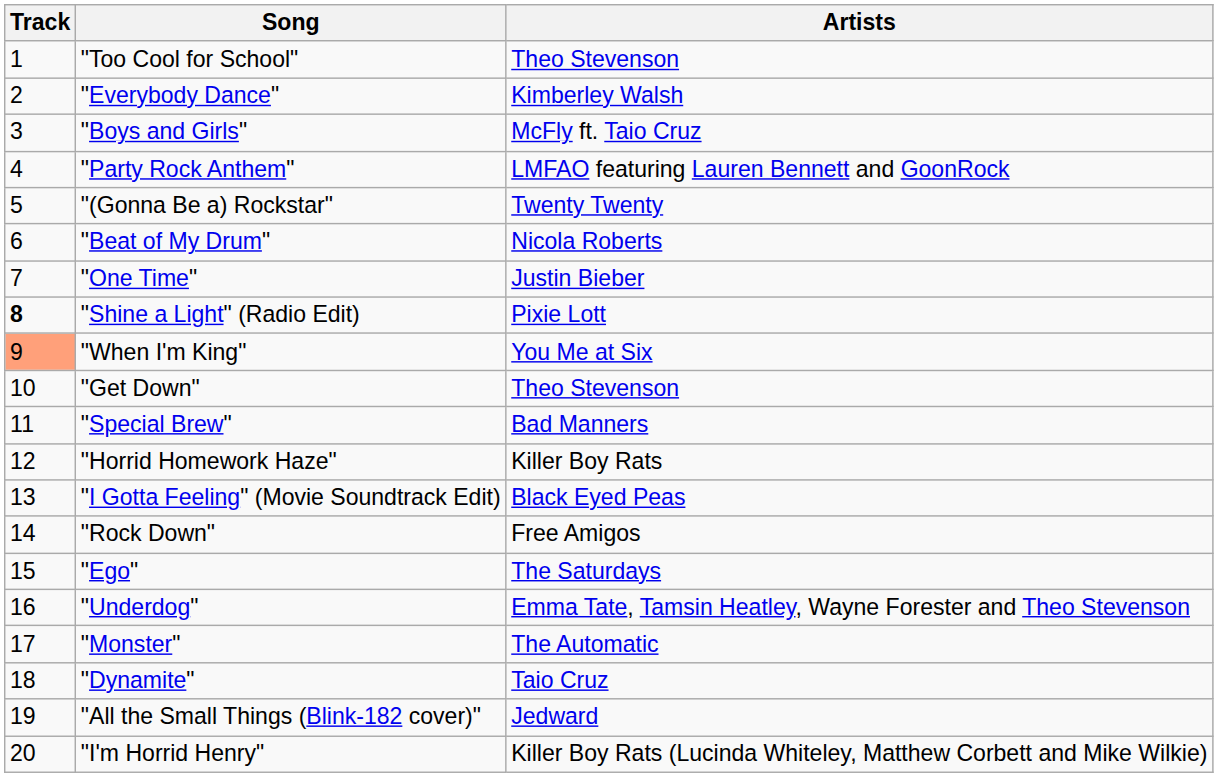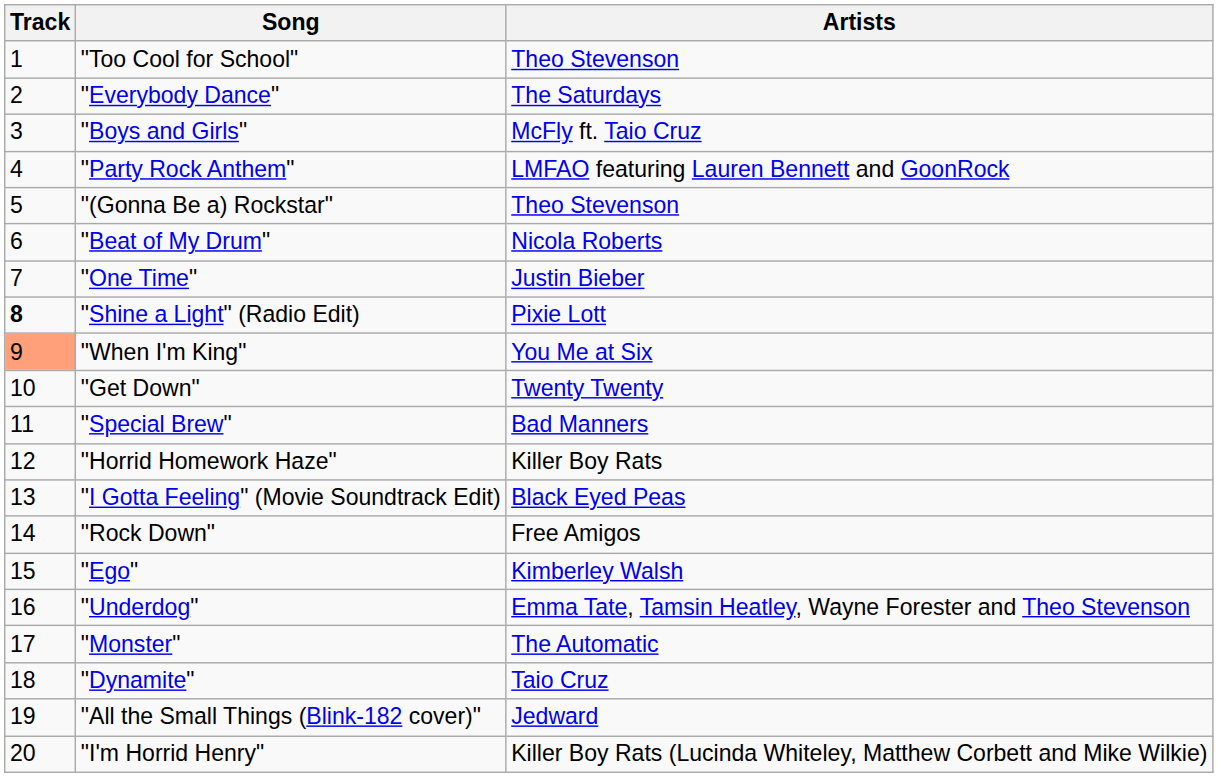(597, 95) Kimberley Walsh -> (586, 95) The Saturdays
(587, 205) Twenty Twenty -> (595, 205) Theo Stevenson
(595, 388) Theo Stevenson -> (587, 388) Twenty Twenty
(586, 570) The Saturdays -> (597, 570) Kimberley Walsh
